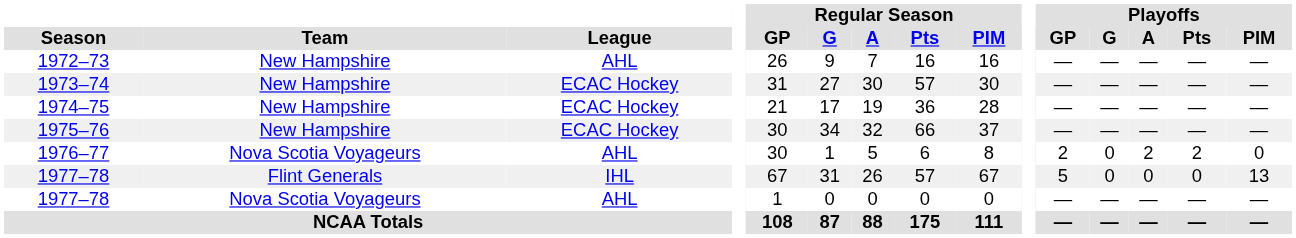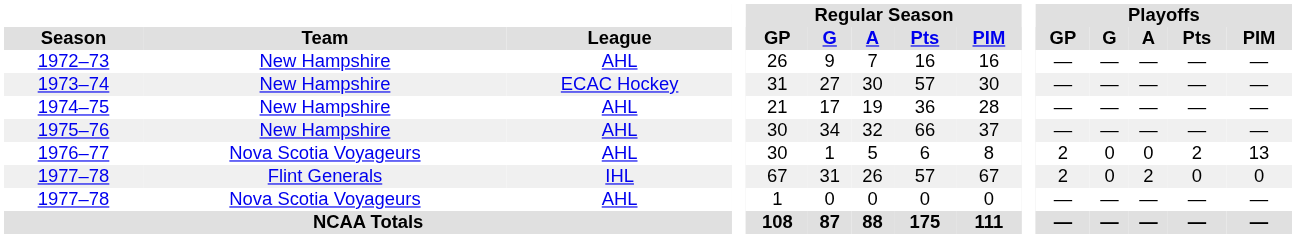(620, 107) ECAC Hockey -> (620, 107) AHL
(620, 130) ECAC Hockey -> (620, 130) AHL
(1148, 153) 2 -> (1148, 153) 0
(1259, 153) 0 -> (1259, 153) 13
(1063, 176) 5 -> (1063, 176) 2
(1148, 176) 0 -> (1148, 176) 2
(1259, 176) 13 -> (1259, 176) 0
